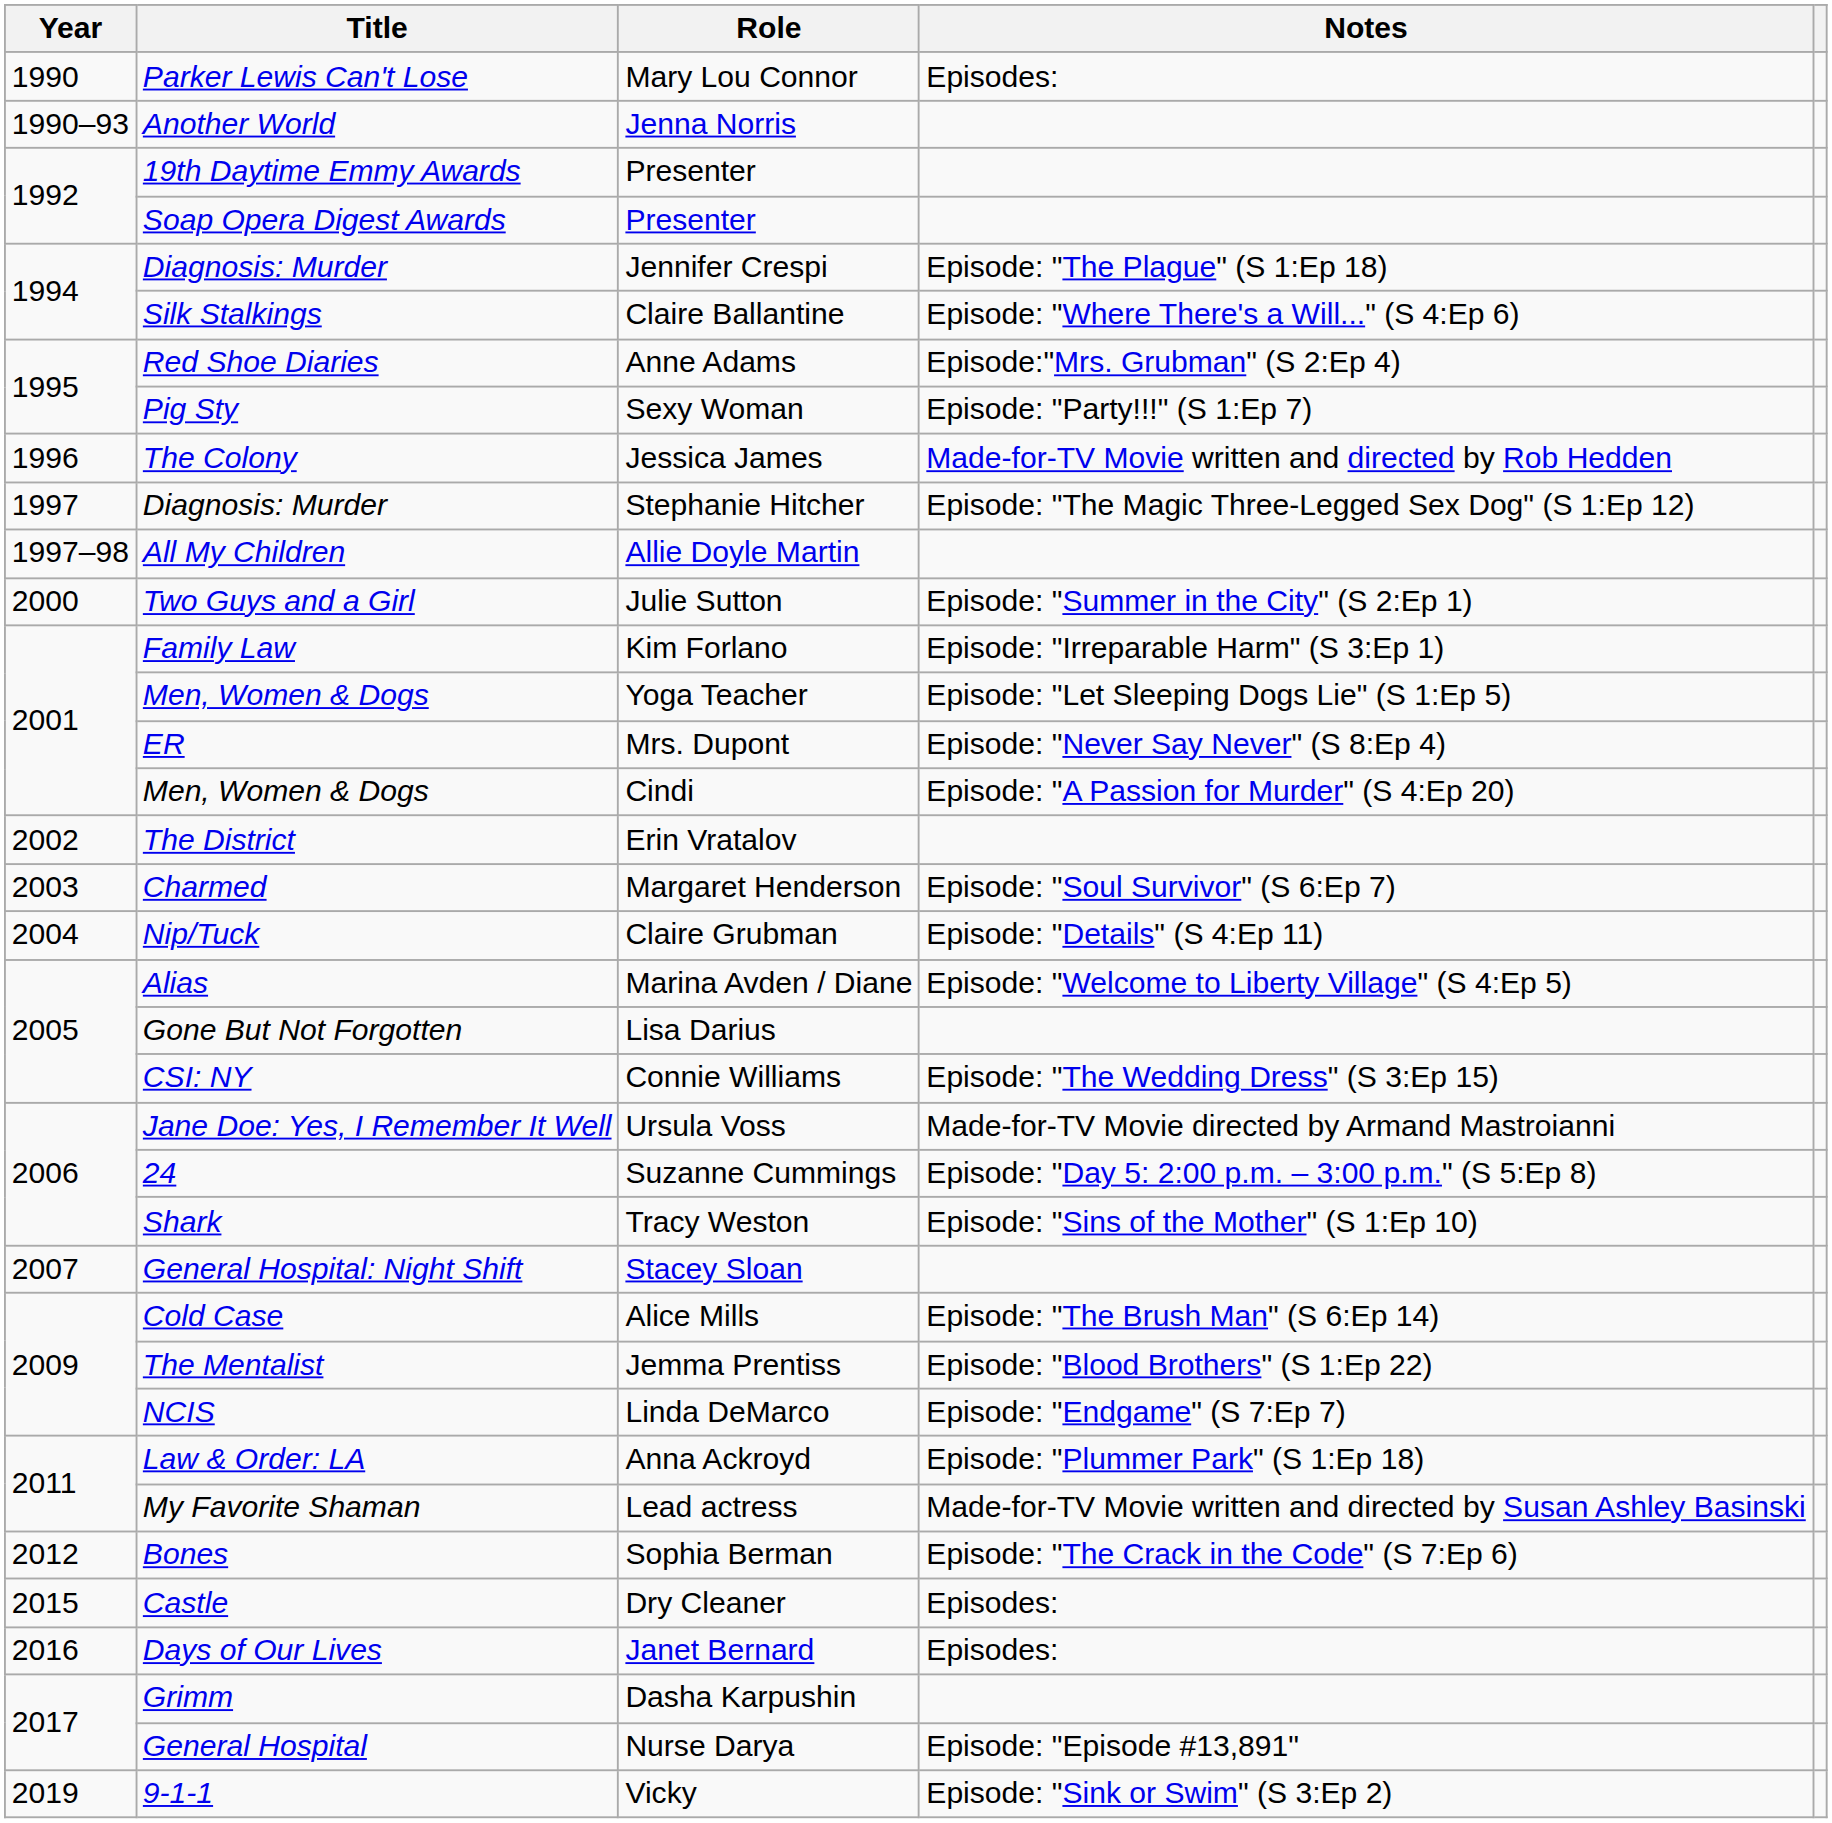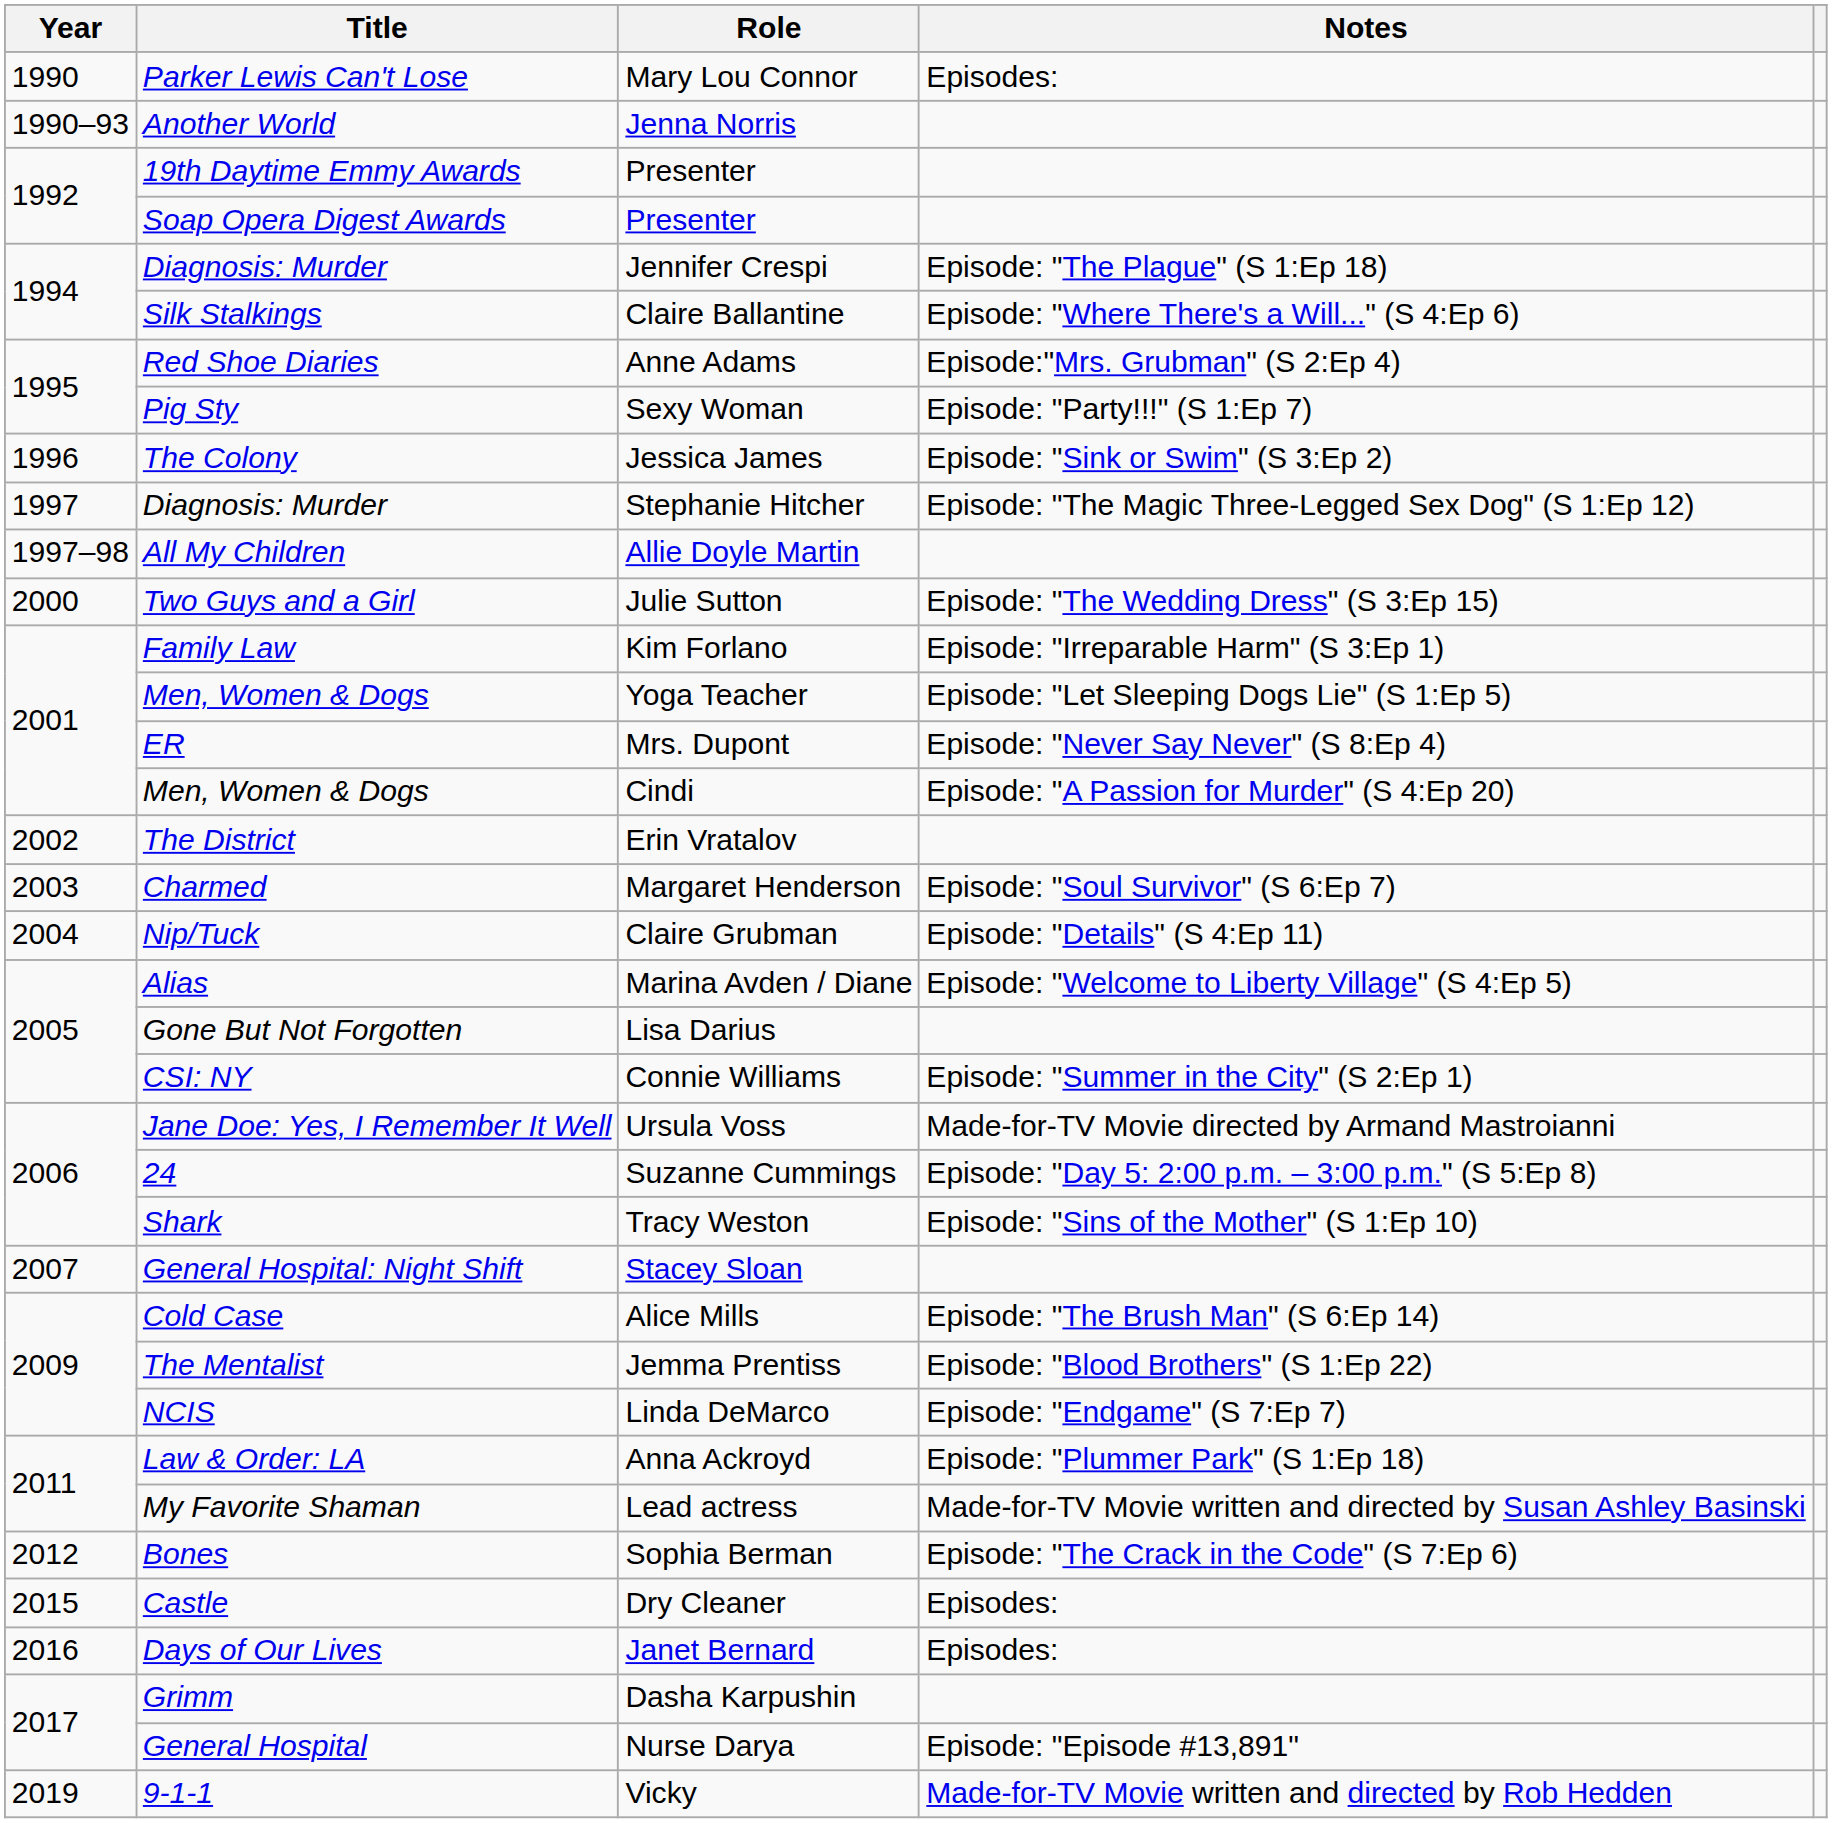(1299, 457) Made-for-TV Movie written and directed by Rob Hedden -> (1159, 457) Episode: "Sink or Swim" (S 3:Ep 2)
(1199, 600) Episode: "Summer in the City" (S 2:Ep 1) -> (1213, 600) Episode: "The Wedding Dress" (S 3:Ep 15)
(1213, 1077) Episode: "The Wedding Dress" (S 3:Ep 15) -> (1199, 1077) Episode: "Summer in the City" (S 2:Ep 1)
(1159, 1793) Episode: "Sink or Swim" (S 3:Ep 2) -> (1299, 1793) Made-for-TV Movie written and directed by Rob Hedden
